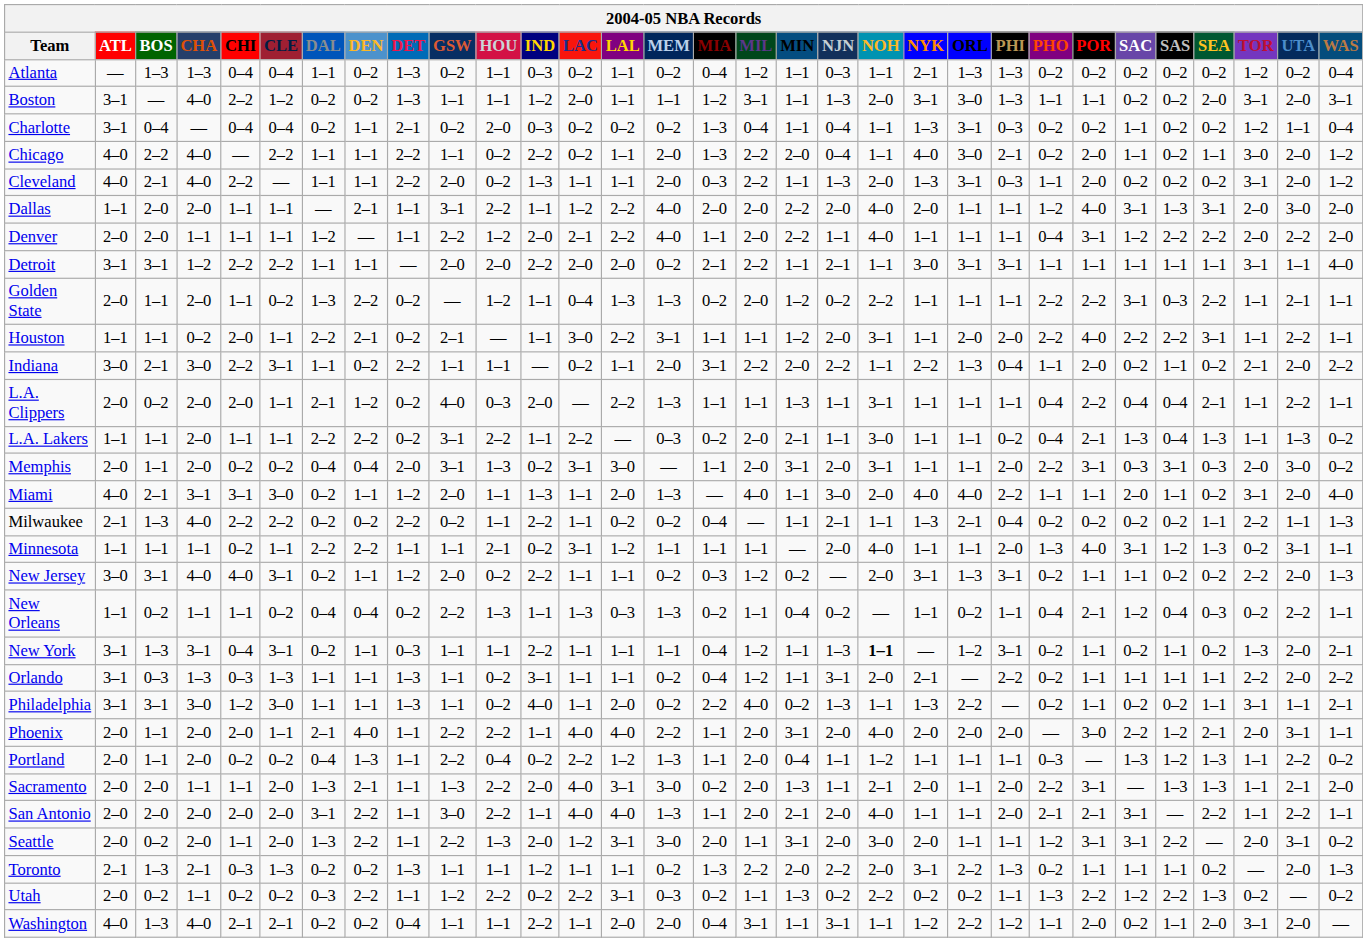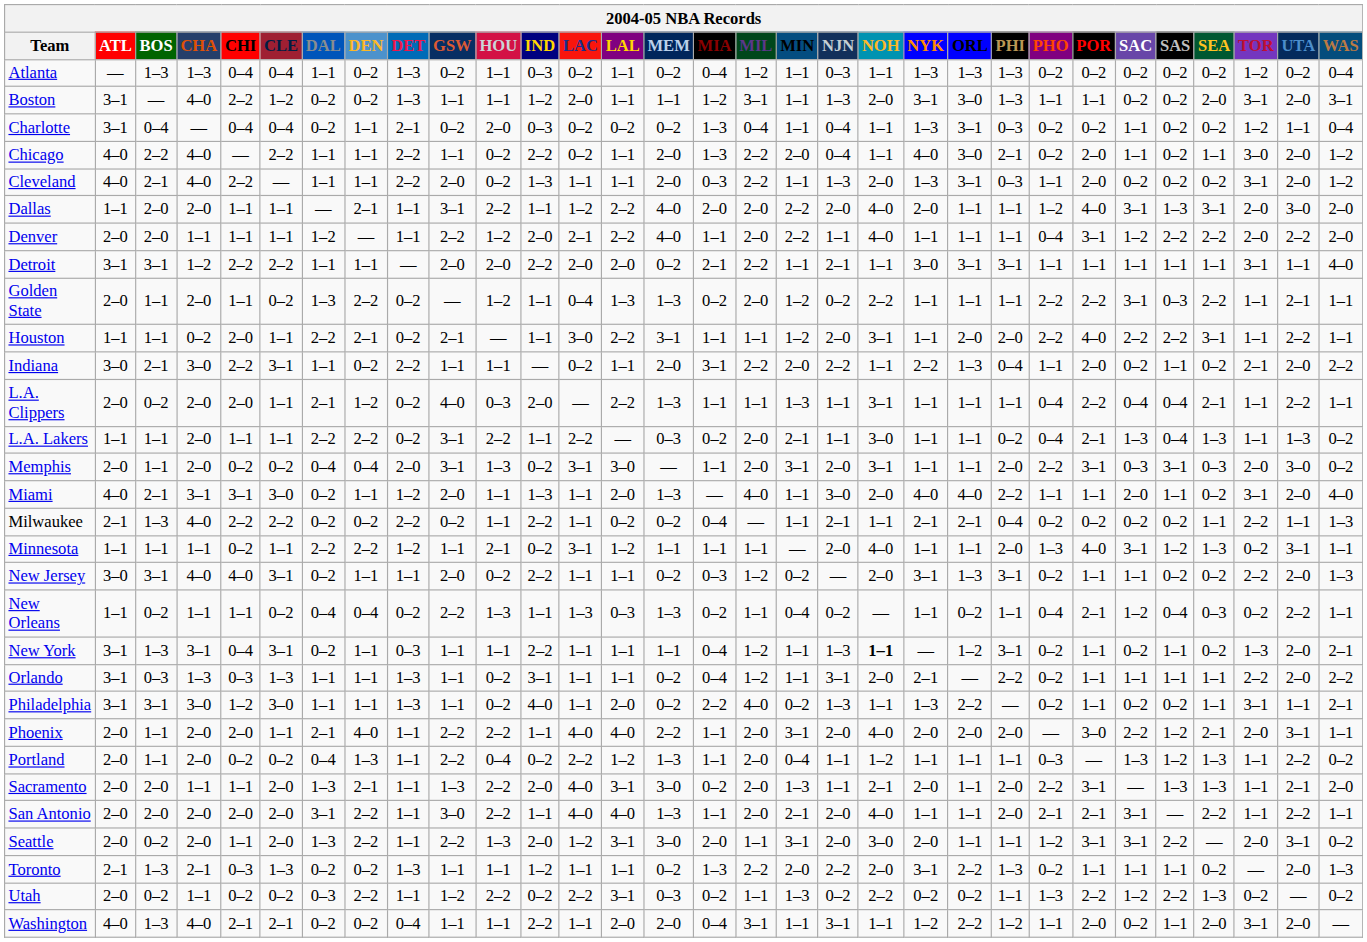(926, 73) 2–1 -> (926, 73) 1–3
(926, 521) 1–3 -> (926, 521) 2–1
(408, 549) 1–1 -> (408, 549) 1–2
(408, 576) 1–2 -> (408, 576) 1–1
